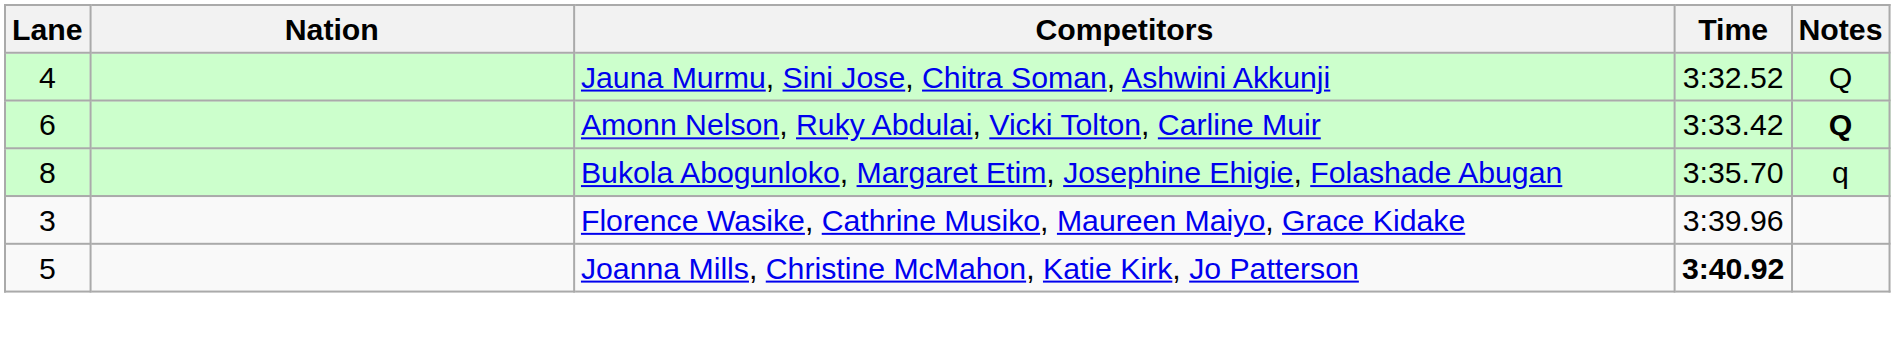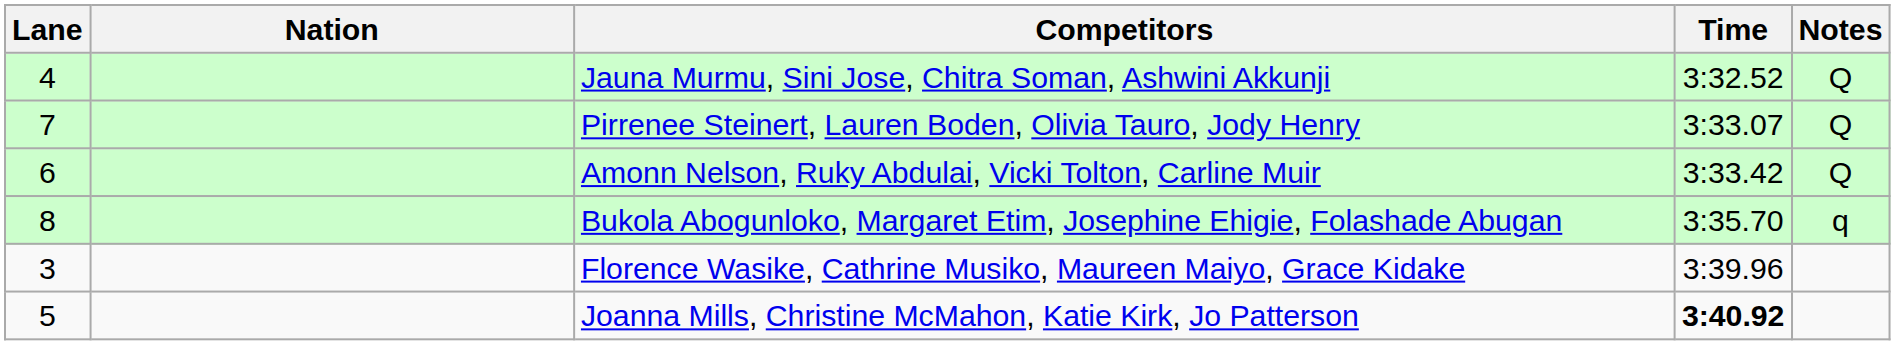+ row: (971, 125)
(1840, 125) bold -> (1840, 173) normal
